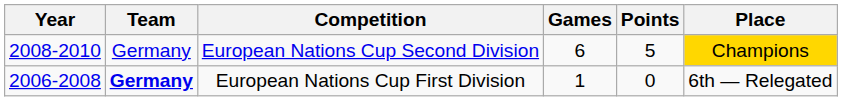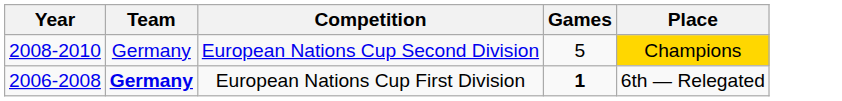- column: (650, 19)
(580, 50) 6 -> (580, 50) 5
(580, 80) normal -> (580, 80) bold
